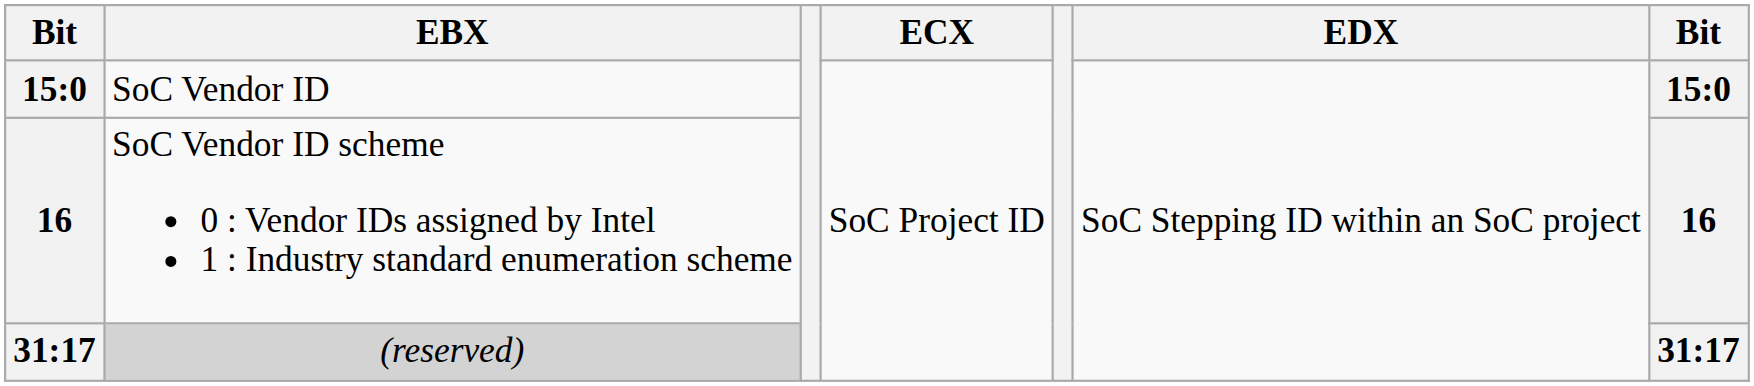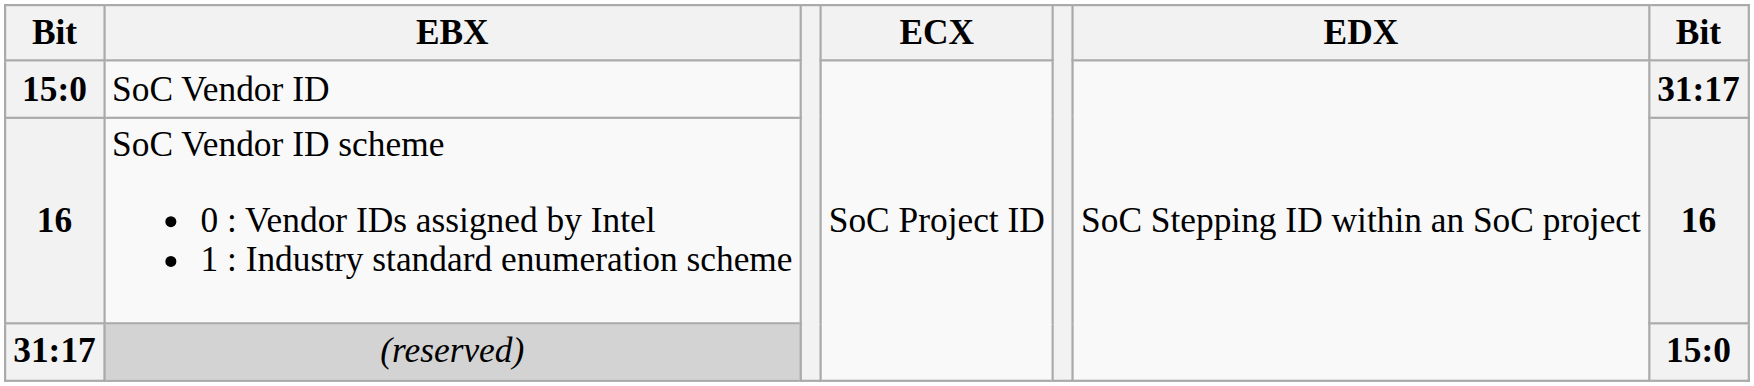(1698, 88) 15:0 -> (1698, 88) 31:17
(1698, 351) 31:17 -> (1698, 351) 15:0
